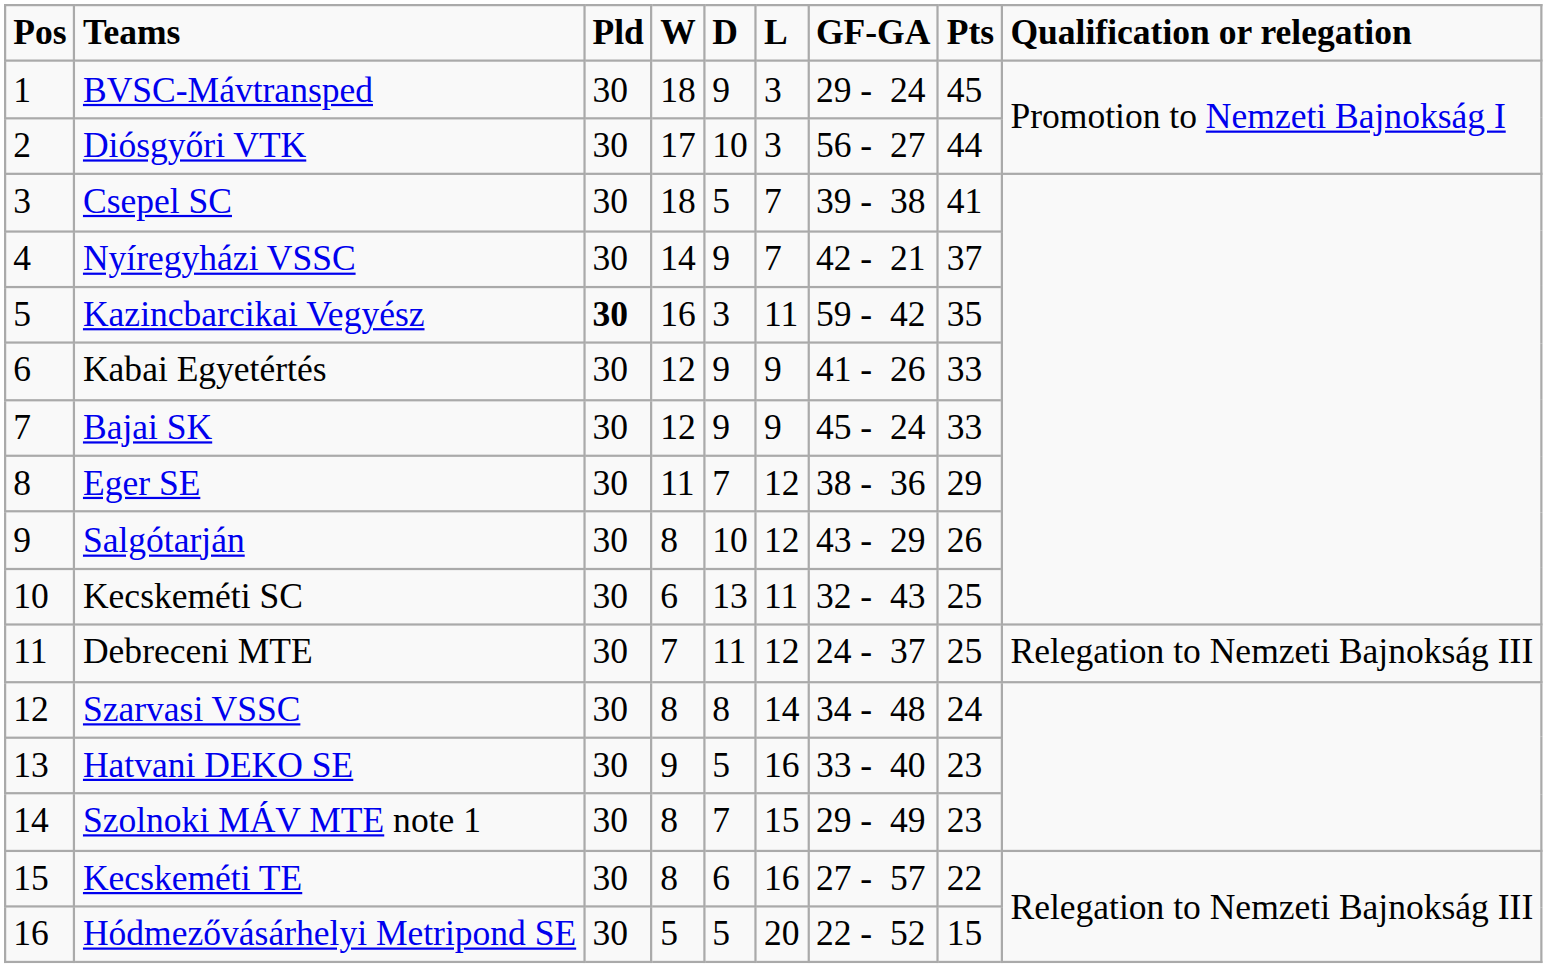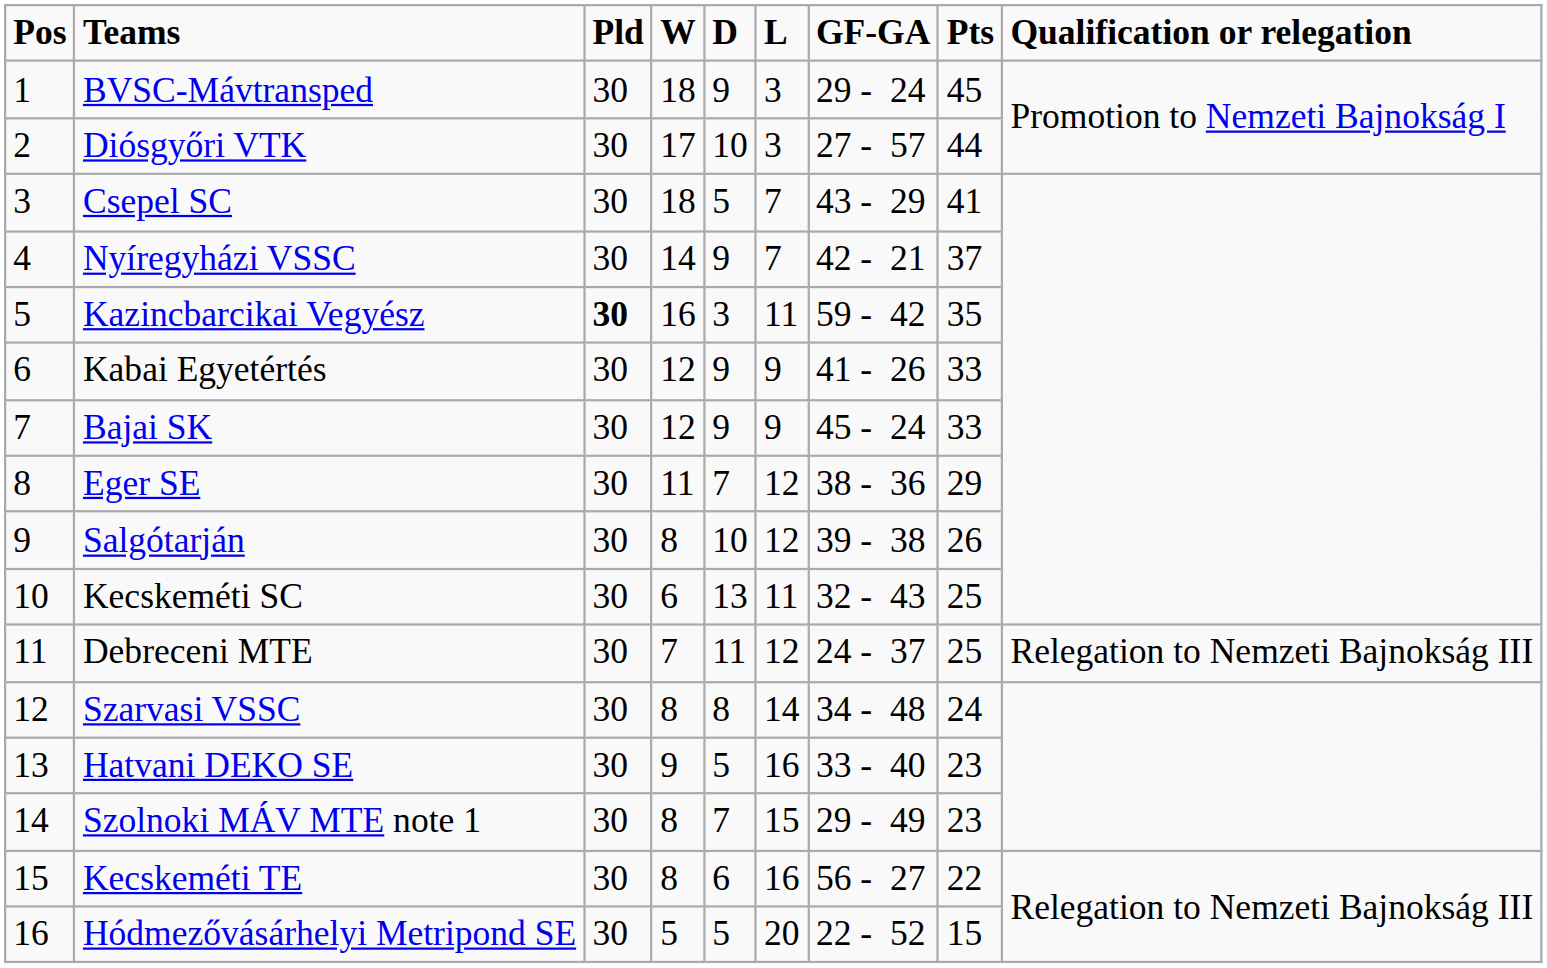(871, 145) 56 - 27 -> (871, 145) 27 - 57
(871, 201) 39 - 38 -> (871, 201) 43 - 29
(871, 539) 43 - 29 -> (871, 539) 39 - 38
(871, 877) 27 - 57 -> (871, 877) 56 - 27
